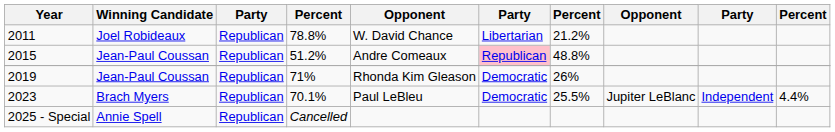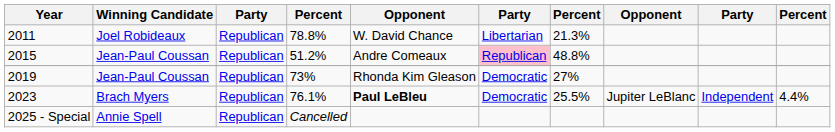(571, 35) 21.2% -> (571, 35) 21.3%
(303, 76) 71% -> (303, 76) 73%
(566, 76) 26% -> (566, 76) 27%
(308, 96) 70.1% -> (308, 96) 76.1%
(388, 96) normal -> (390, 96) bold
